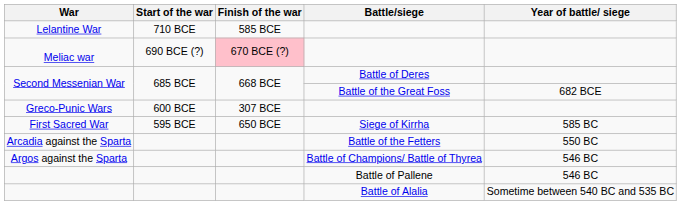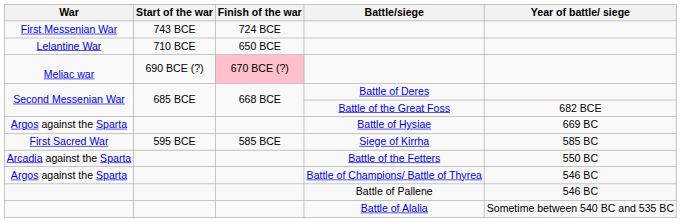+ row: (69, 29)
(260, 29) 585 BCE -> (260, 46) 650 BCE
+ row: (69, 125)
- row: (69, 108)
(260, 125) 650 BCE -> (260, 141) 585 BCE
